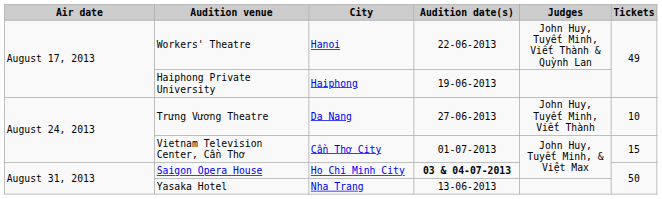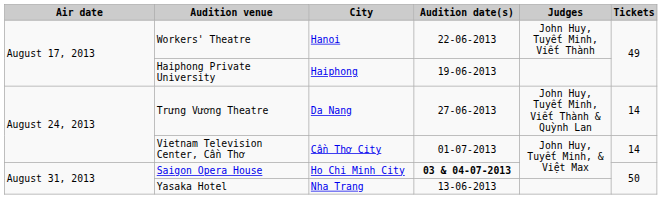(565, 45) John Huy, Tuyết Minh, Viết Thành & Quỳnh Lan -> (565, 39) John Huy, Tuyết Minh, Viết Thành
(565, 116) John Huy, Tuyết Minh, Viết Thành -> (565, 111) John Huy, Tuyết Minh, Viết Thành & Quỳnh Lan
(634, 116) 10 -> (634, 111) 14
(634, 149) 15 -> (634, 149) 14
